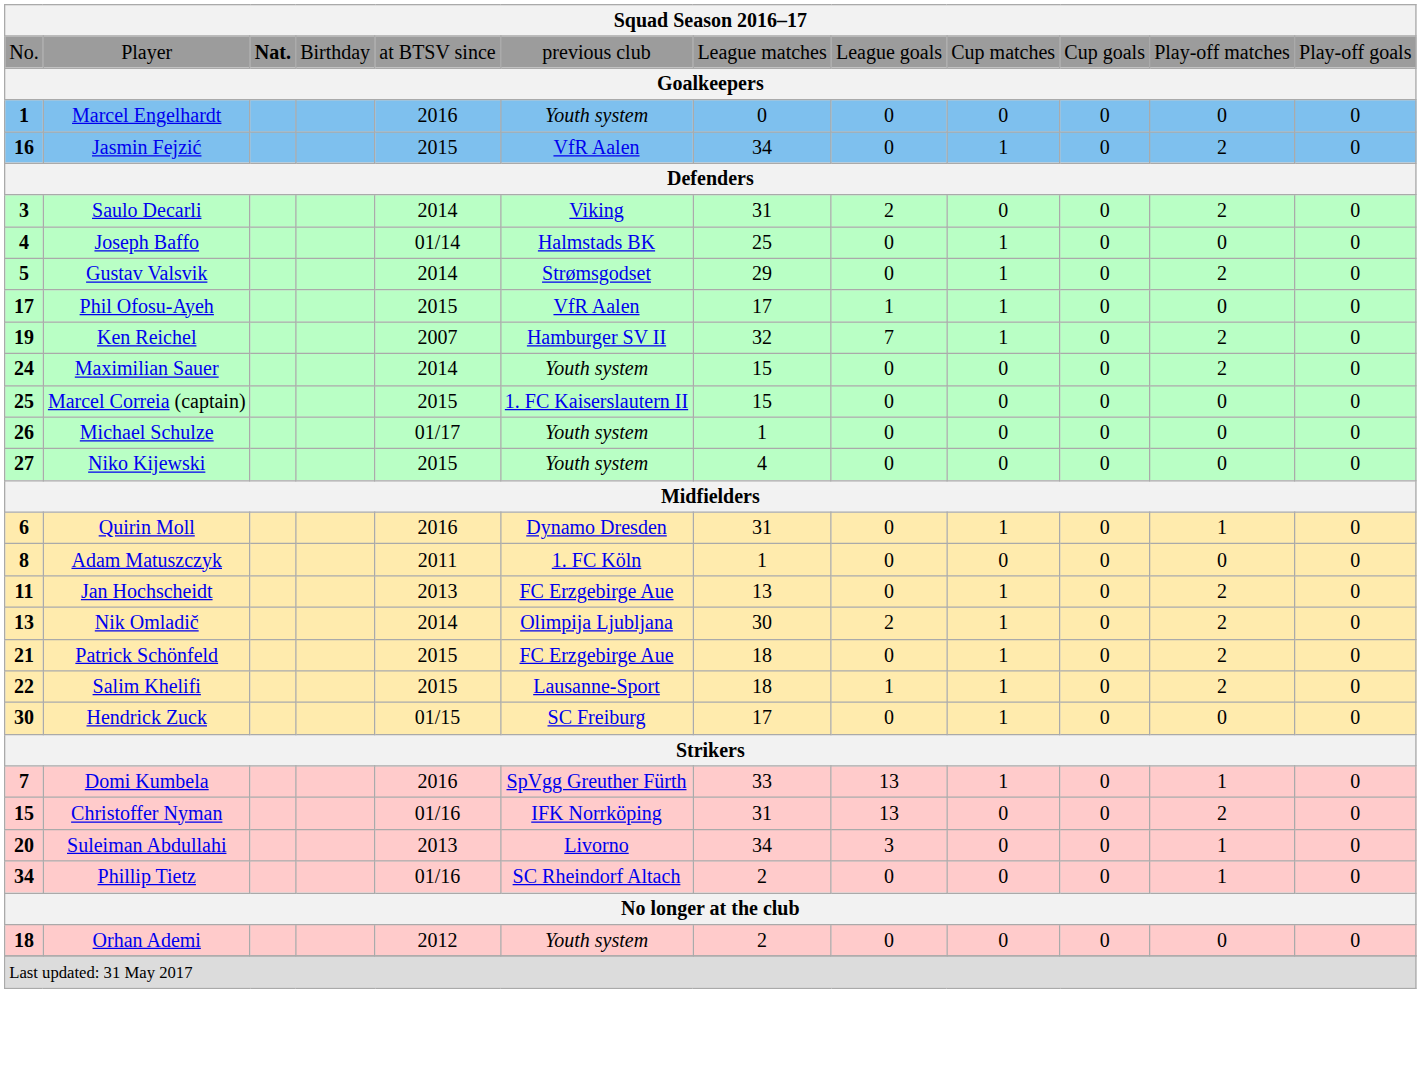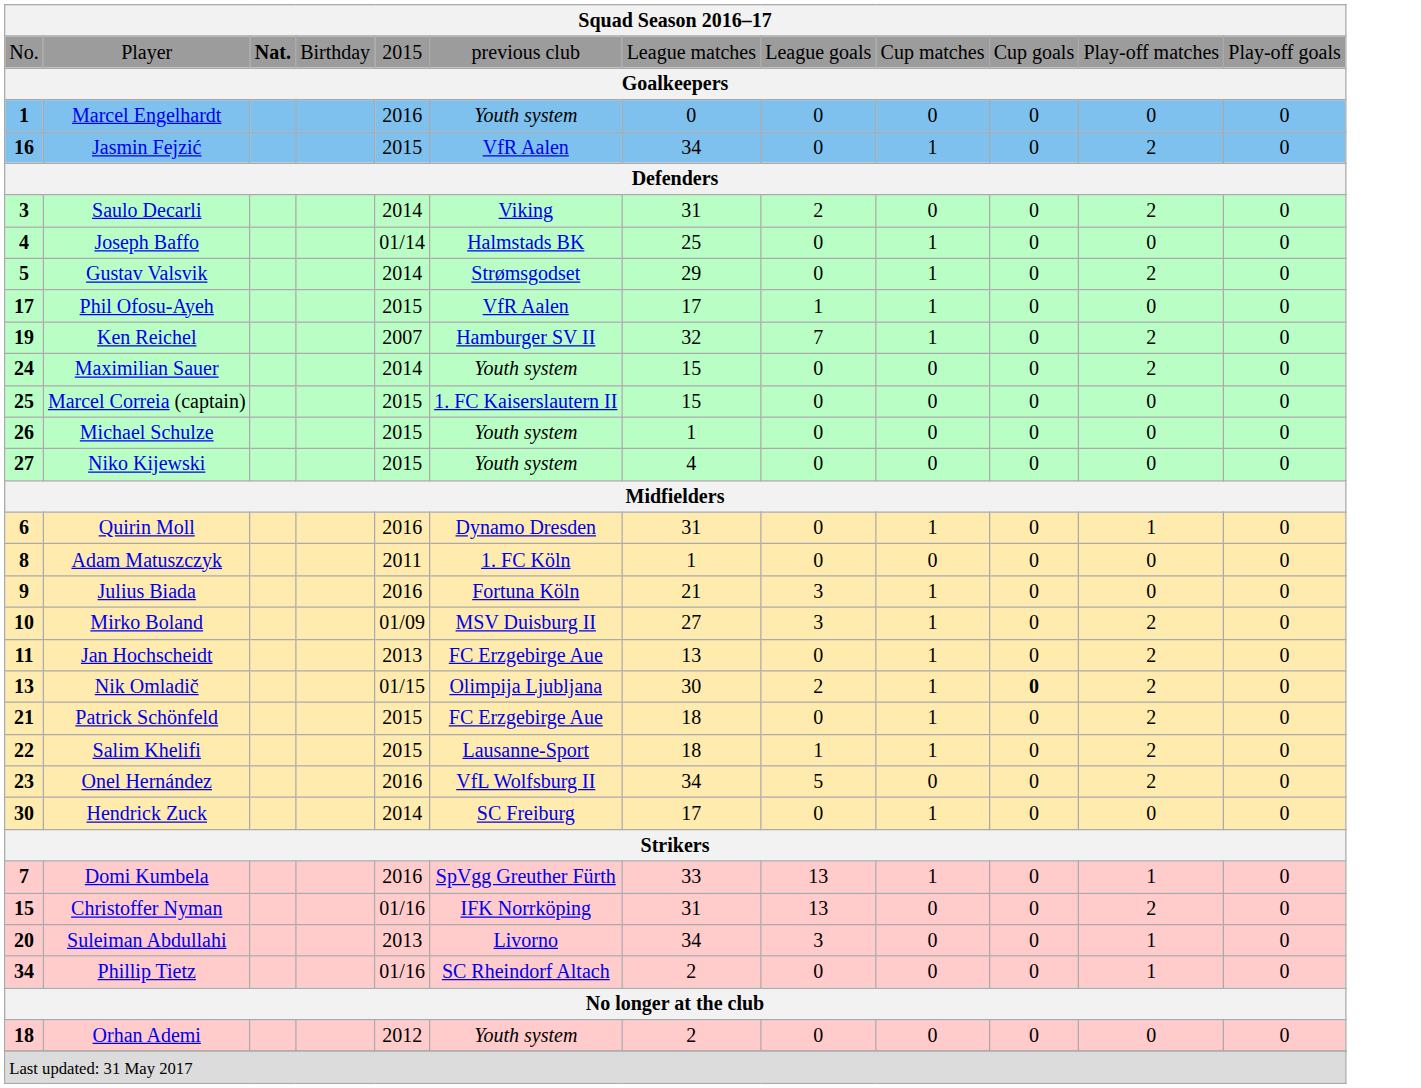(437, 52) at BTSV since -> (402, 52) 2015
(437, 432) 01/17 -> (402, 432) 2015
+ row: (147, 591)
+ row: (147, 623)
(437, 623) 2014 -> (402, 686) 01/15
(1105, 623) normal -> (1034, 686) bold
+ row: (147, 781)
(437, 718) 01/15 -> (402, 813) 2014
